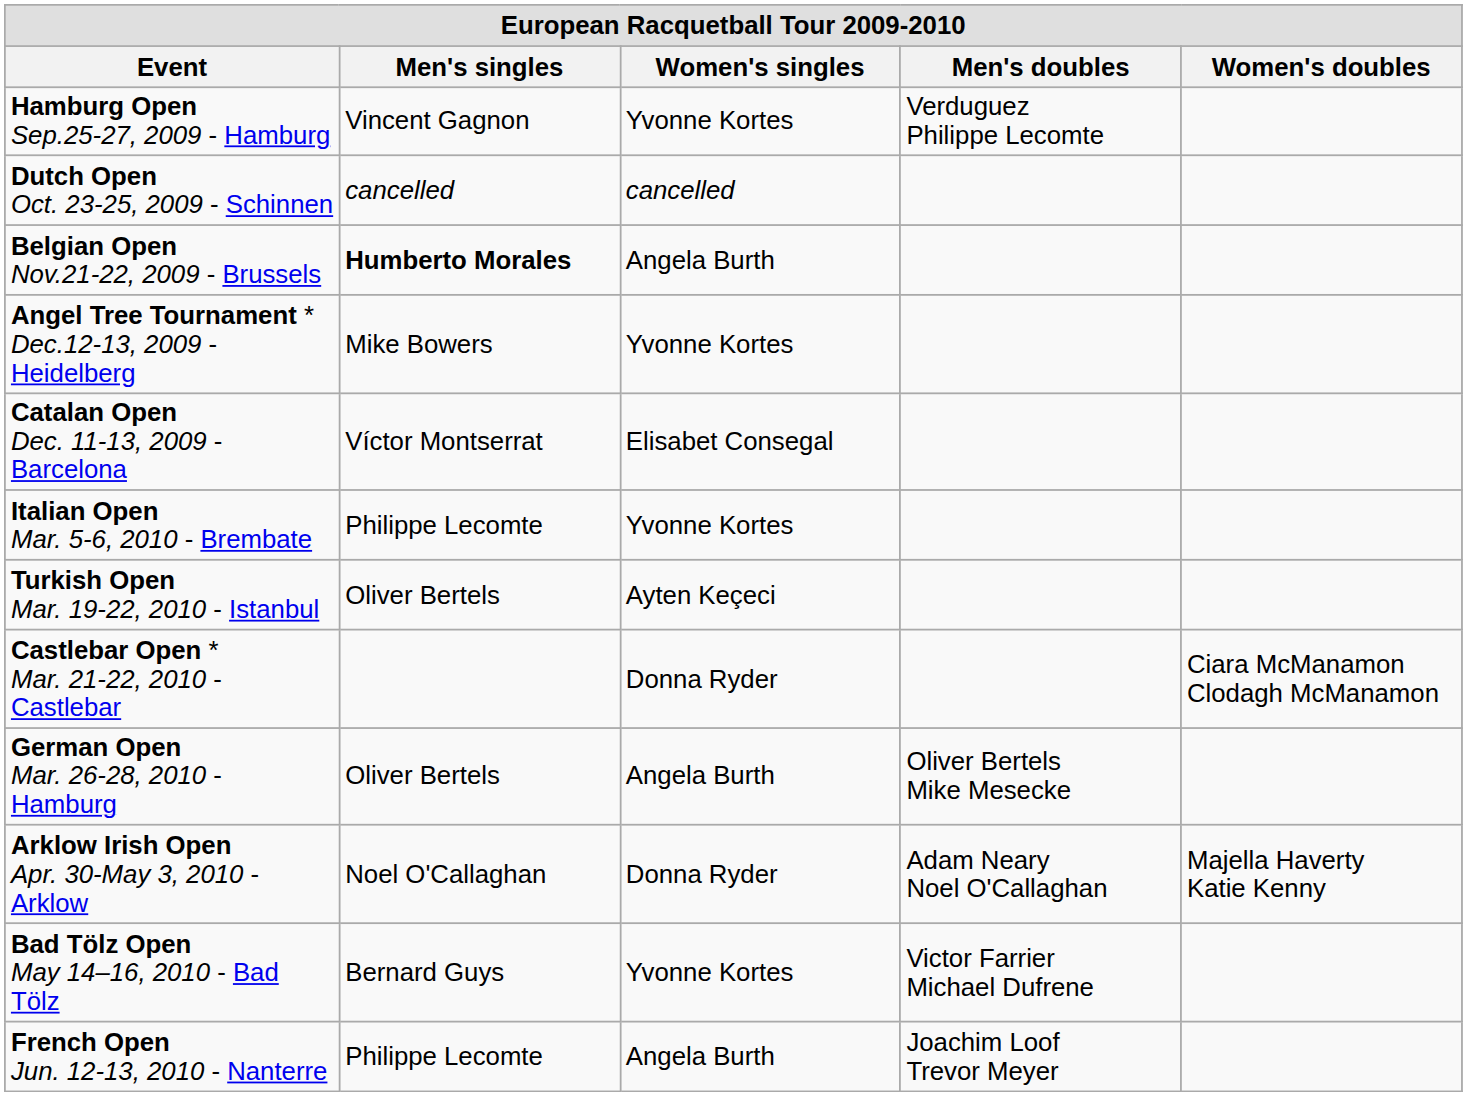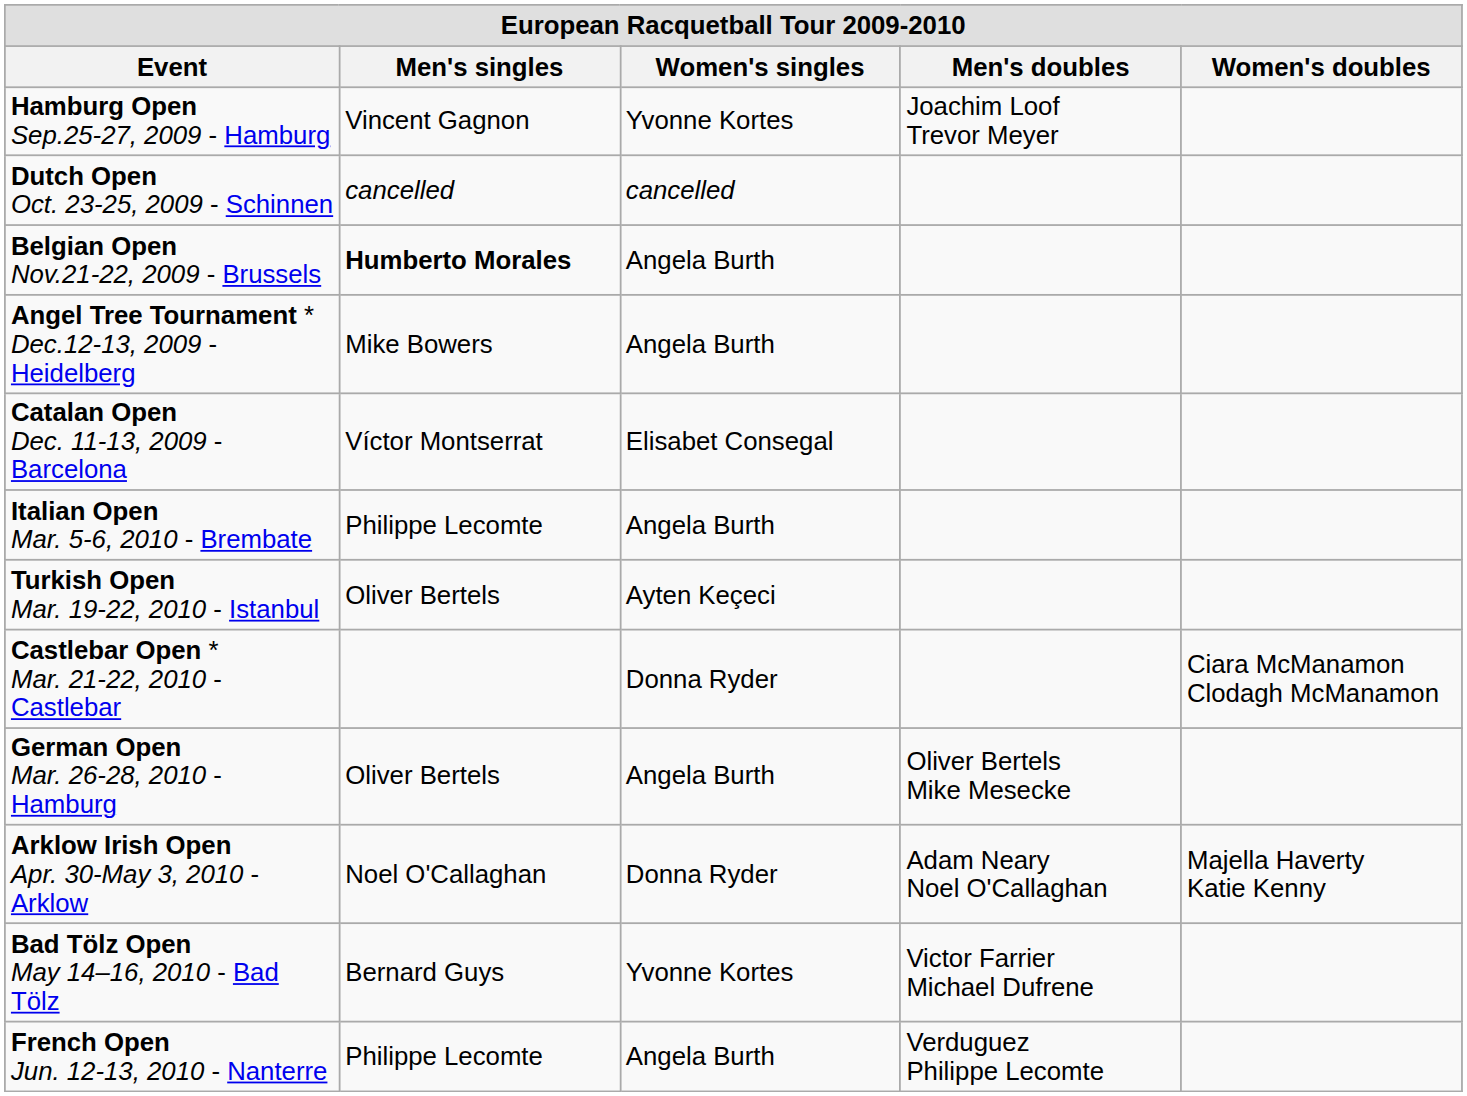(1005, 121) Verduguez Philippe Lecomte -> (983, 121) Joachim Loof Trevor Meyer
(710, 344) Yvonne Kortes -> (700, 344) Angela Burth
(710, 526) Yvonne Kortes -> (700, 526) Angela Burth
(983, 1056) Joachim Loof Trevor Meyer -> (1005, 1056) Verduguez Philippe Lecomte
